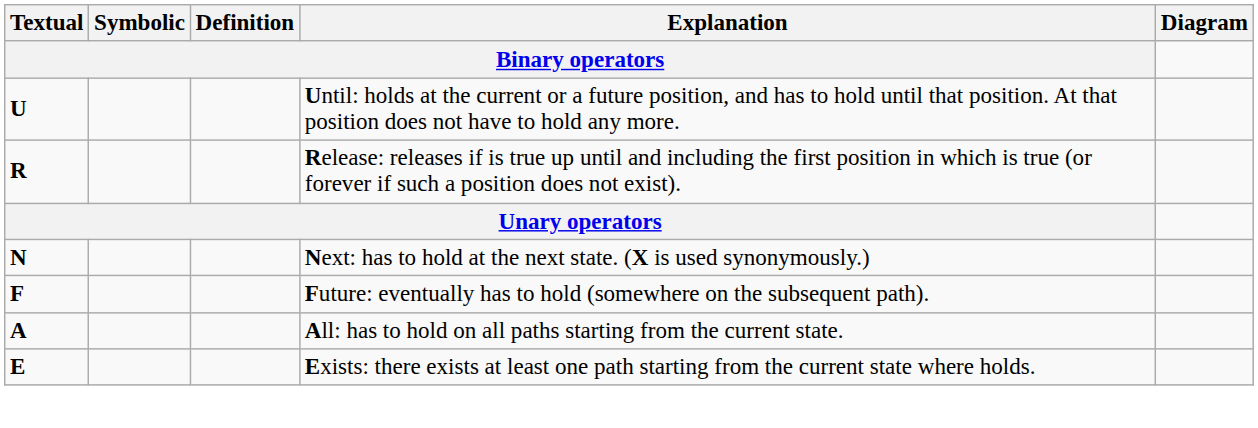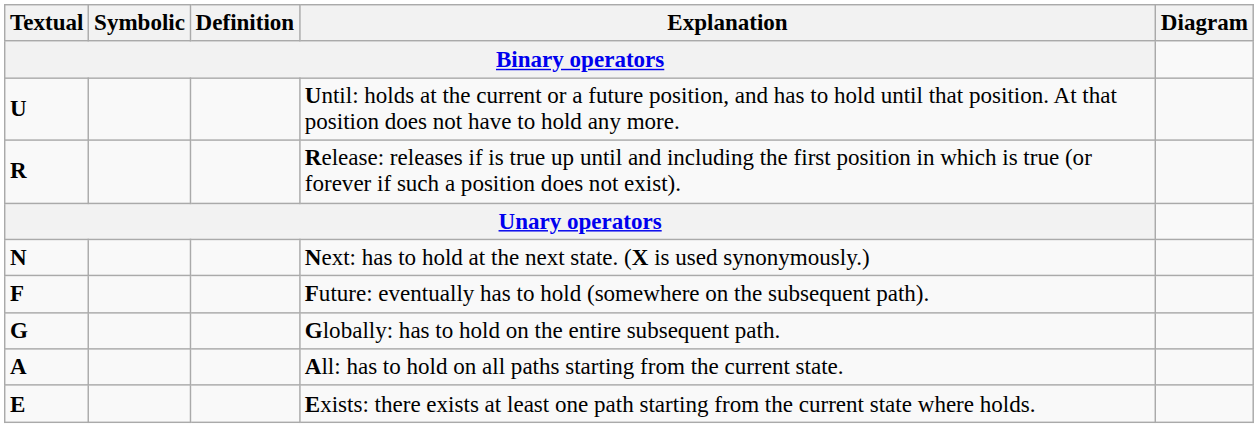+ row: (543, 330)
